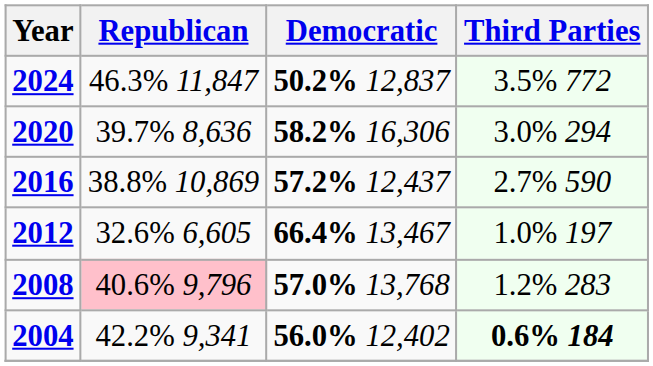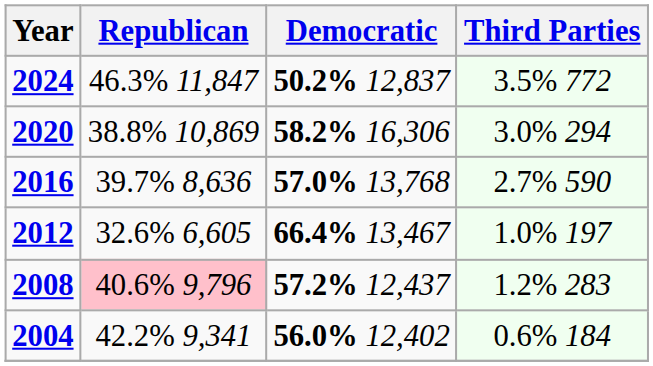(173, 131) 39.7% 8,636 -> (173, 131) 38.8% 10,869
(173, 182) 38.8% 10,869 -> (173, 182) 39.7% 8,636
(362, 182) 57.2% 12,437 -> (362, 182) 57.0% 13,768
(362, 283) 57.0% 13,768 -> (362, 283) 57.2% 12,437
(552, 334) bold -> (552, 334) normal
